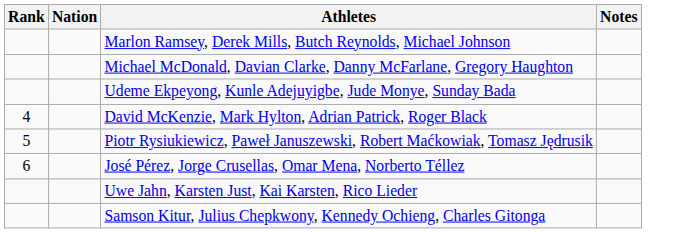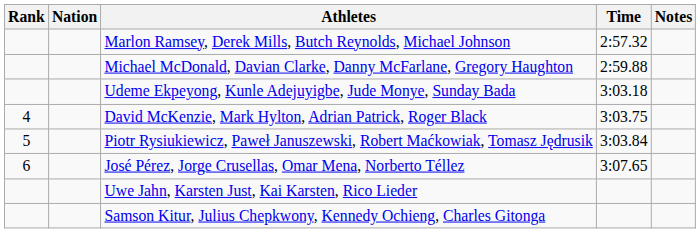+ column: (624, 16)
